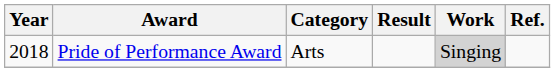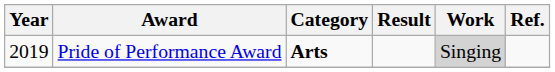(29, 51) 2018 -> (29, 51) 2019
(308, 51) normal -> (309, 51) bold
